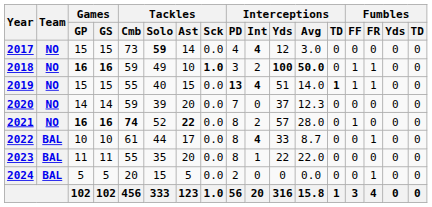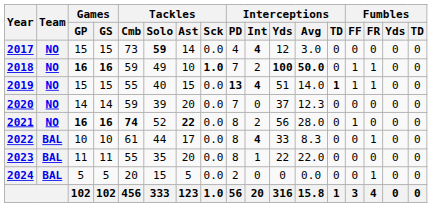(235, 67) 3 -> (235, 67) 7
(283, 121) 57 -> (283, 121) 56
(311, 139) 8.7 -> (311, 139) 8.3
